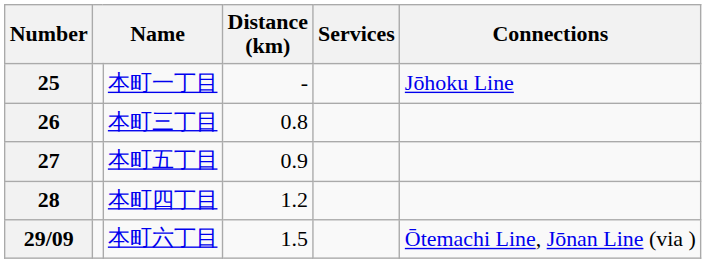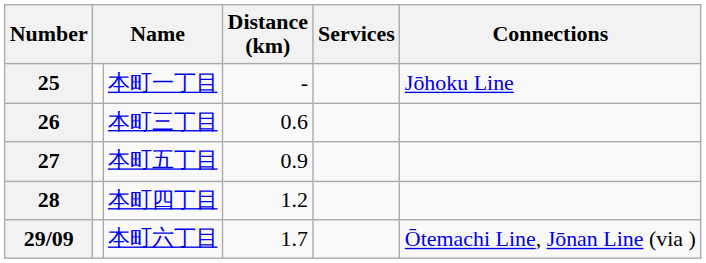(294, 122) 0.8 -> (294, 122) 0.6
(294, 238) 1.5 -> (294, 238) 1.7
